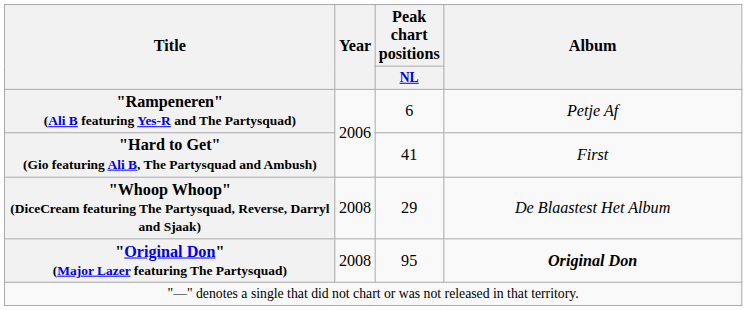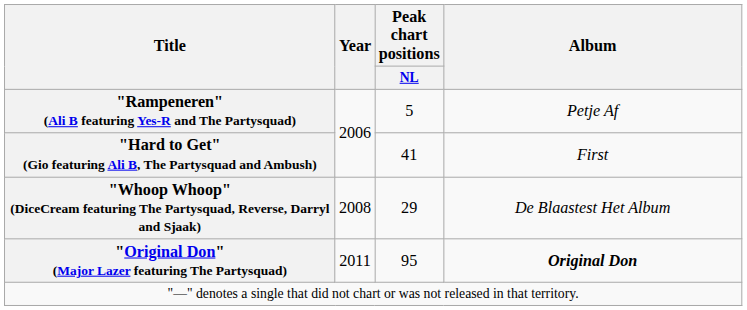(409, 111) 6 -> (409, 111) 5
(355, 260) 2008 -> (355, 260) 2011
